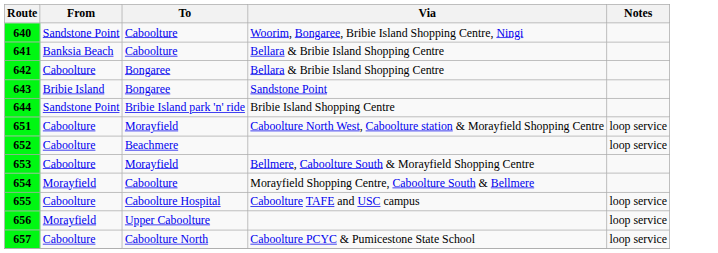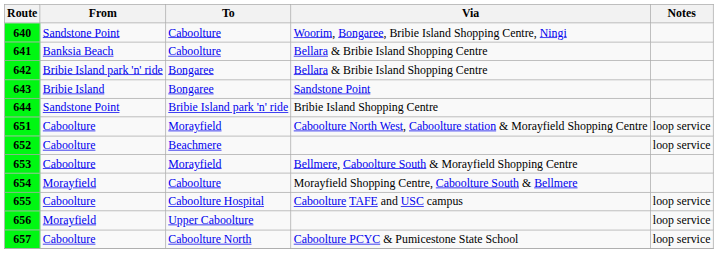(69, 70) Caboolture -> (103, 70) Bribie Island park 'n' ride
